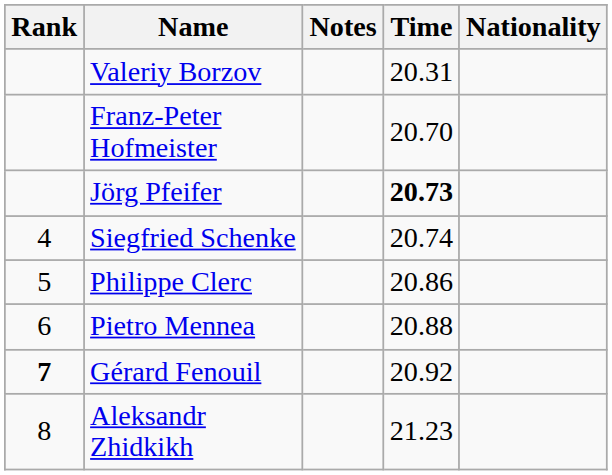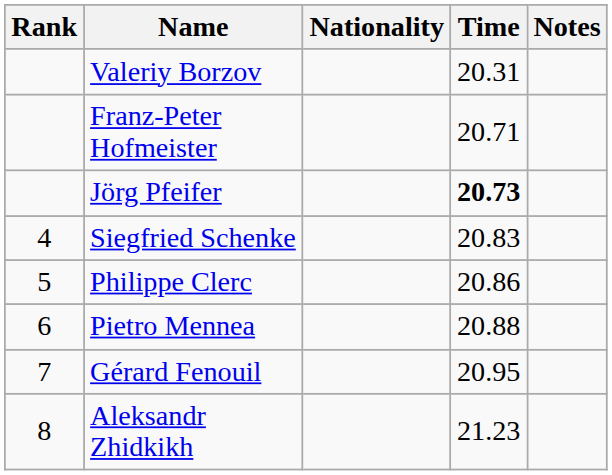columns swapped: (533, 26) <-> (343, 26)
(421, 131) 20.70 -> (489, 131) 20.71
(421, 237) 20.74 -> (489, 237) 20.83
(44, 371) bold -> (44, 371) normal
(421, 371) 20.92 -> (489, 371) 20.95
